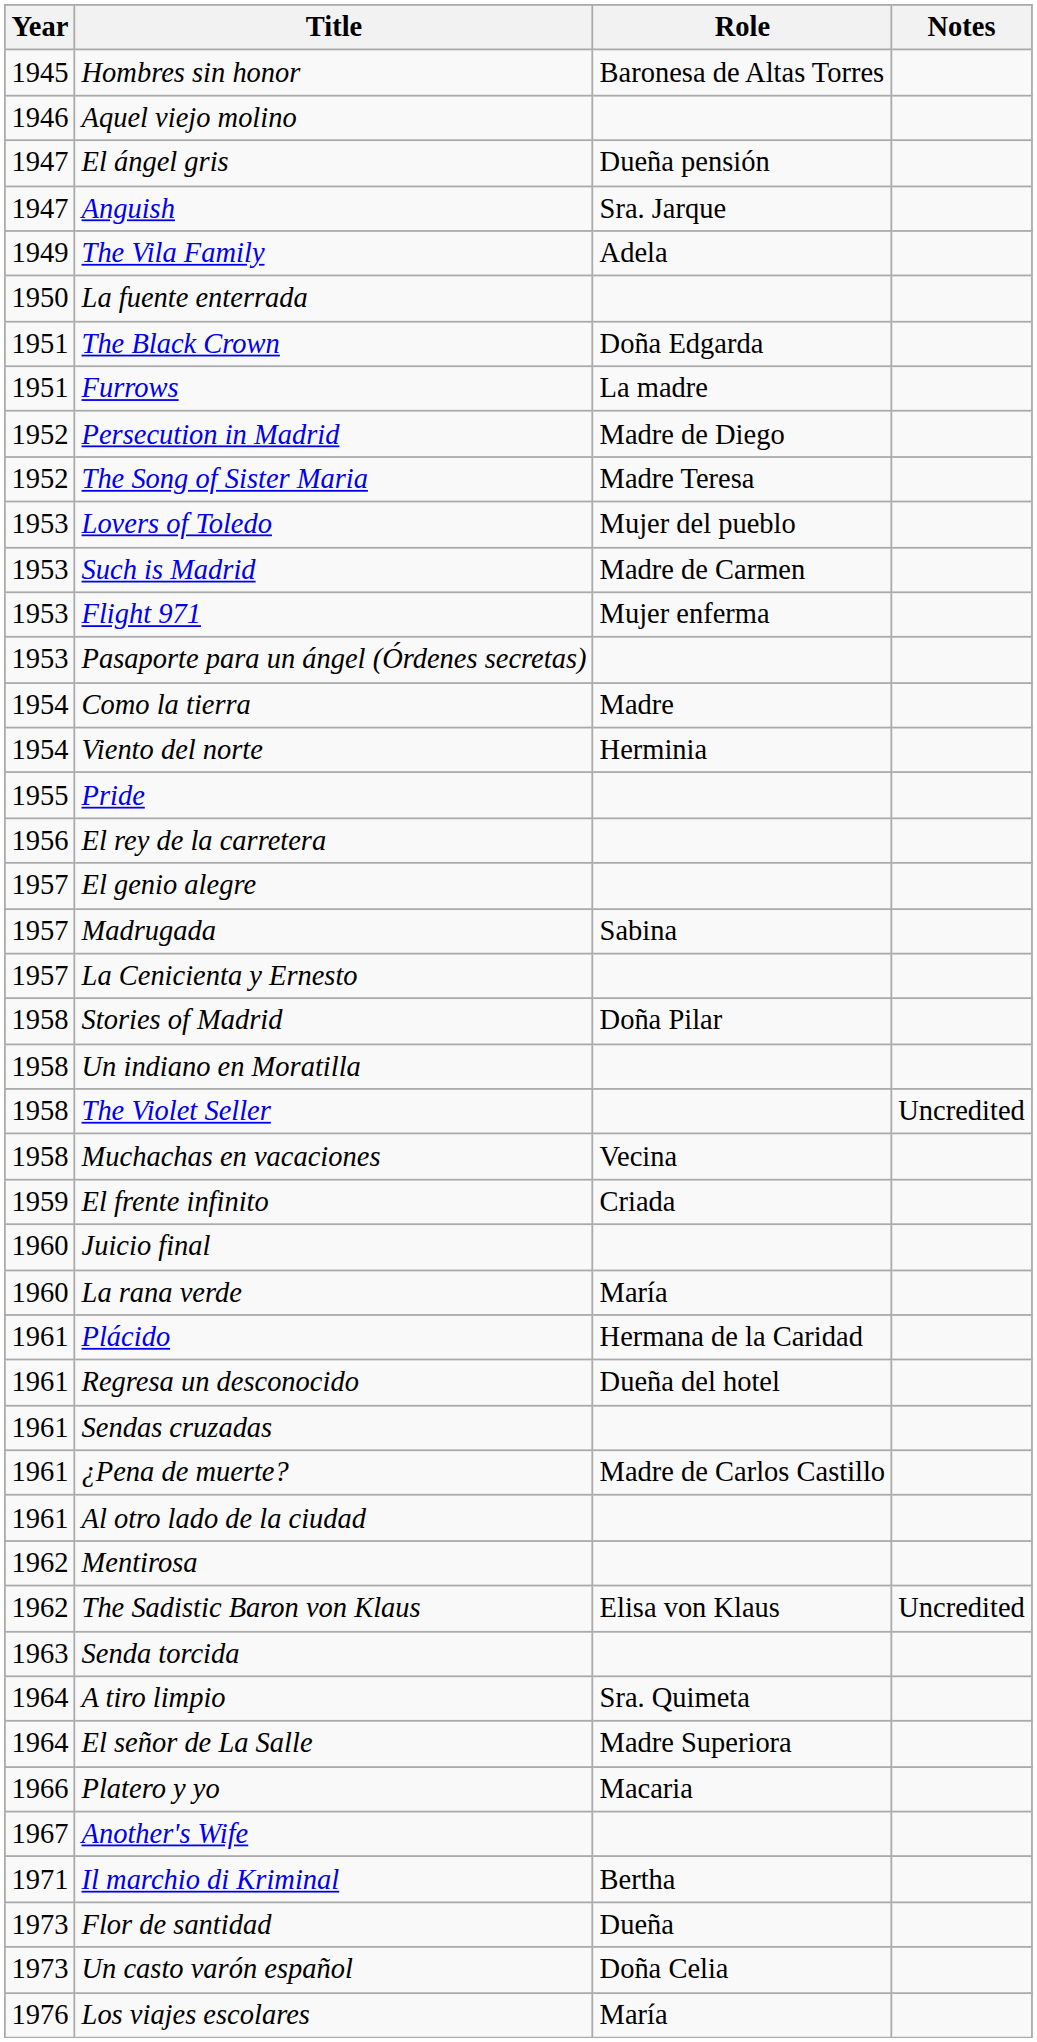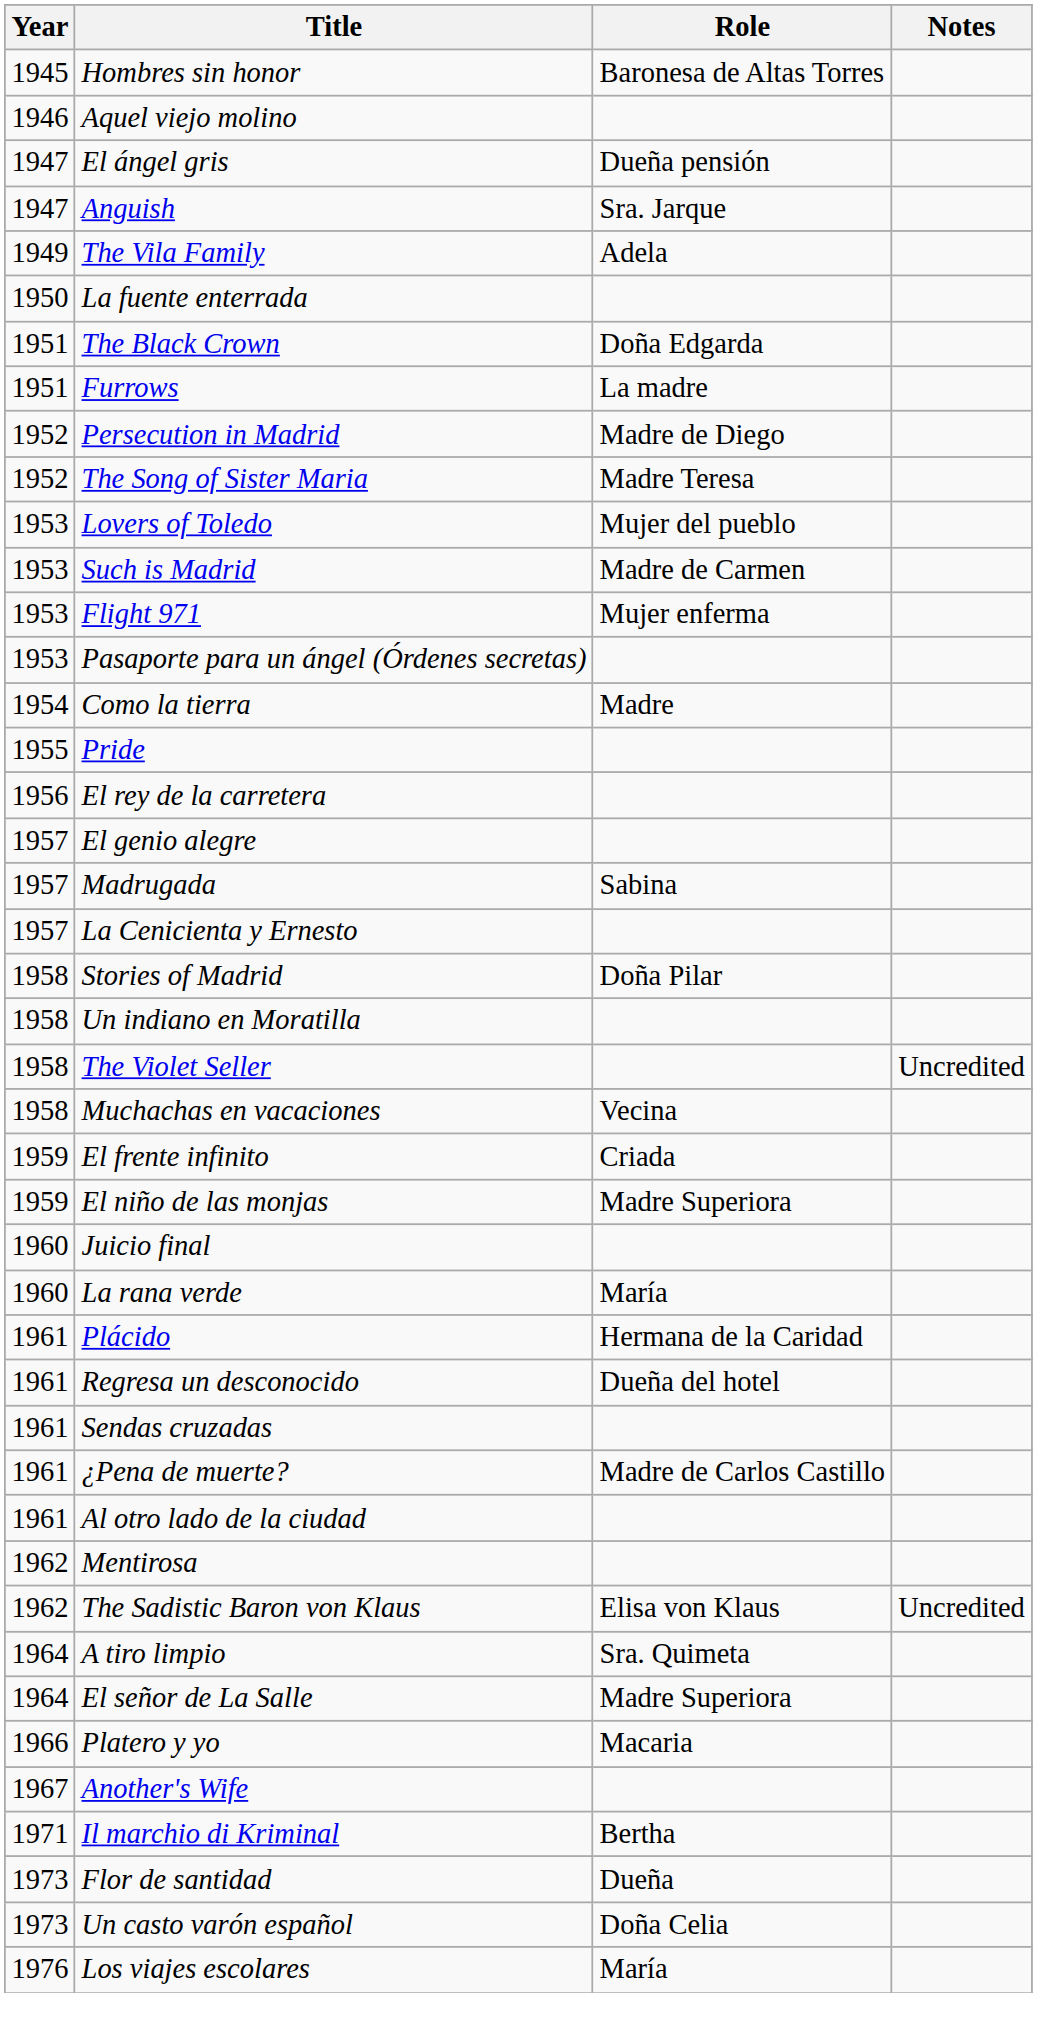- row: (172, 749)
+ row: (205, 1201)
- row: (161, 1653)
